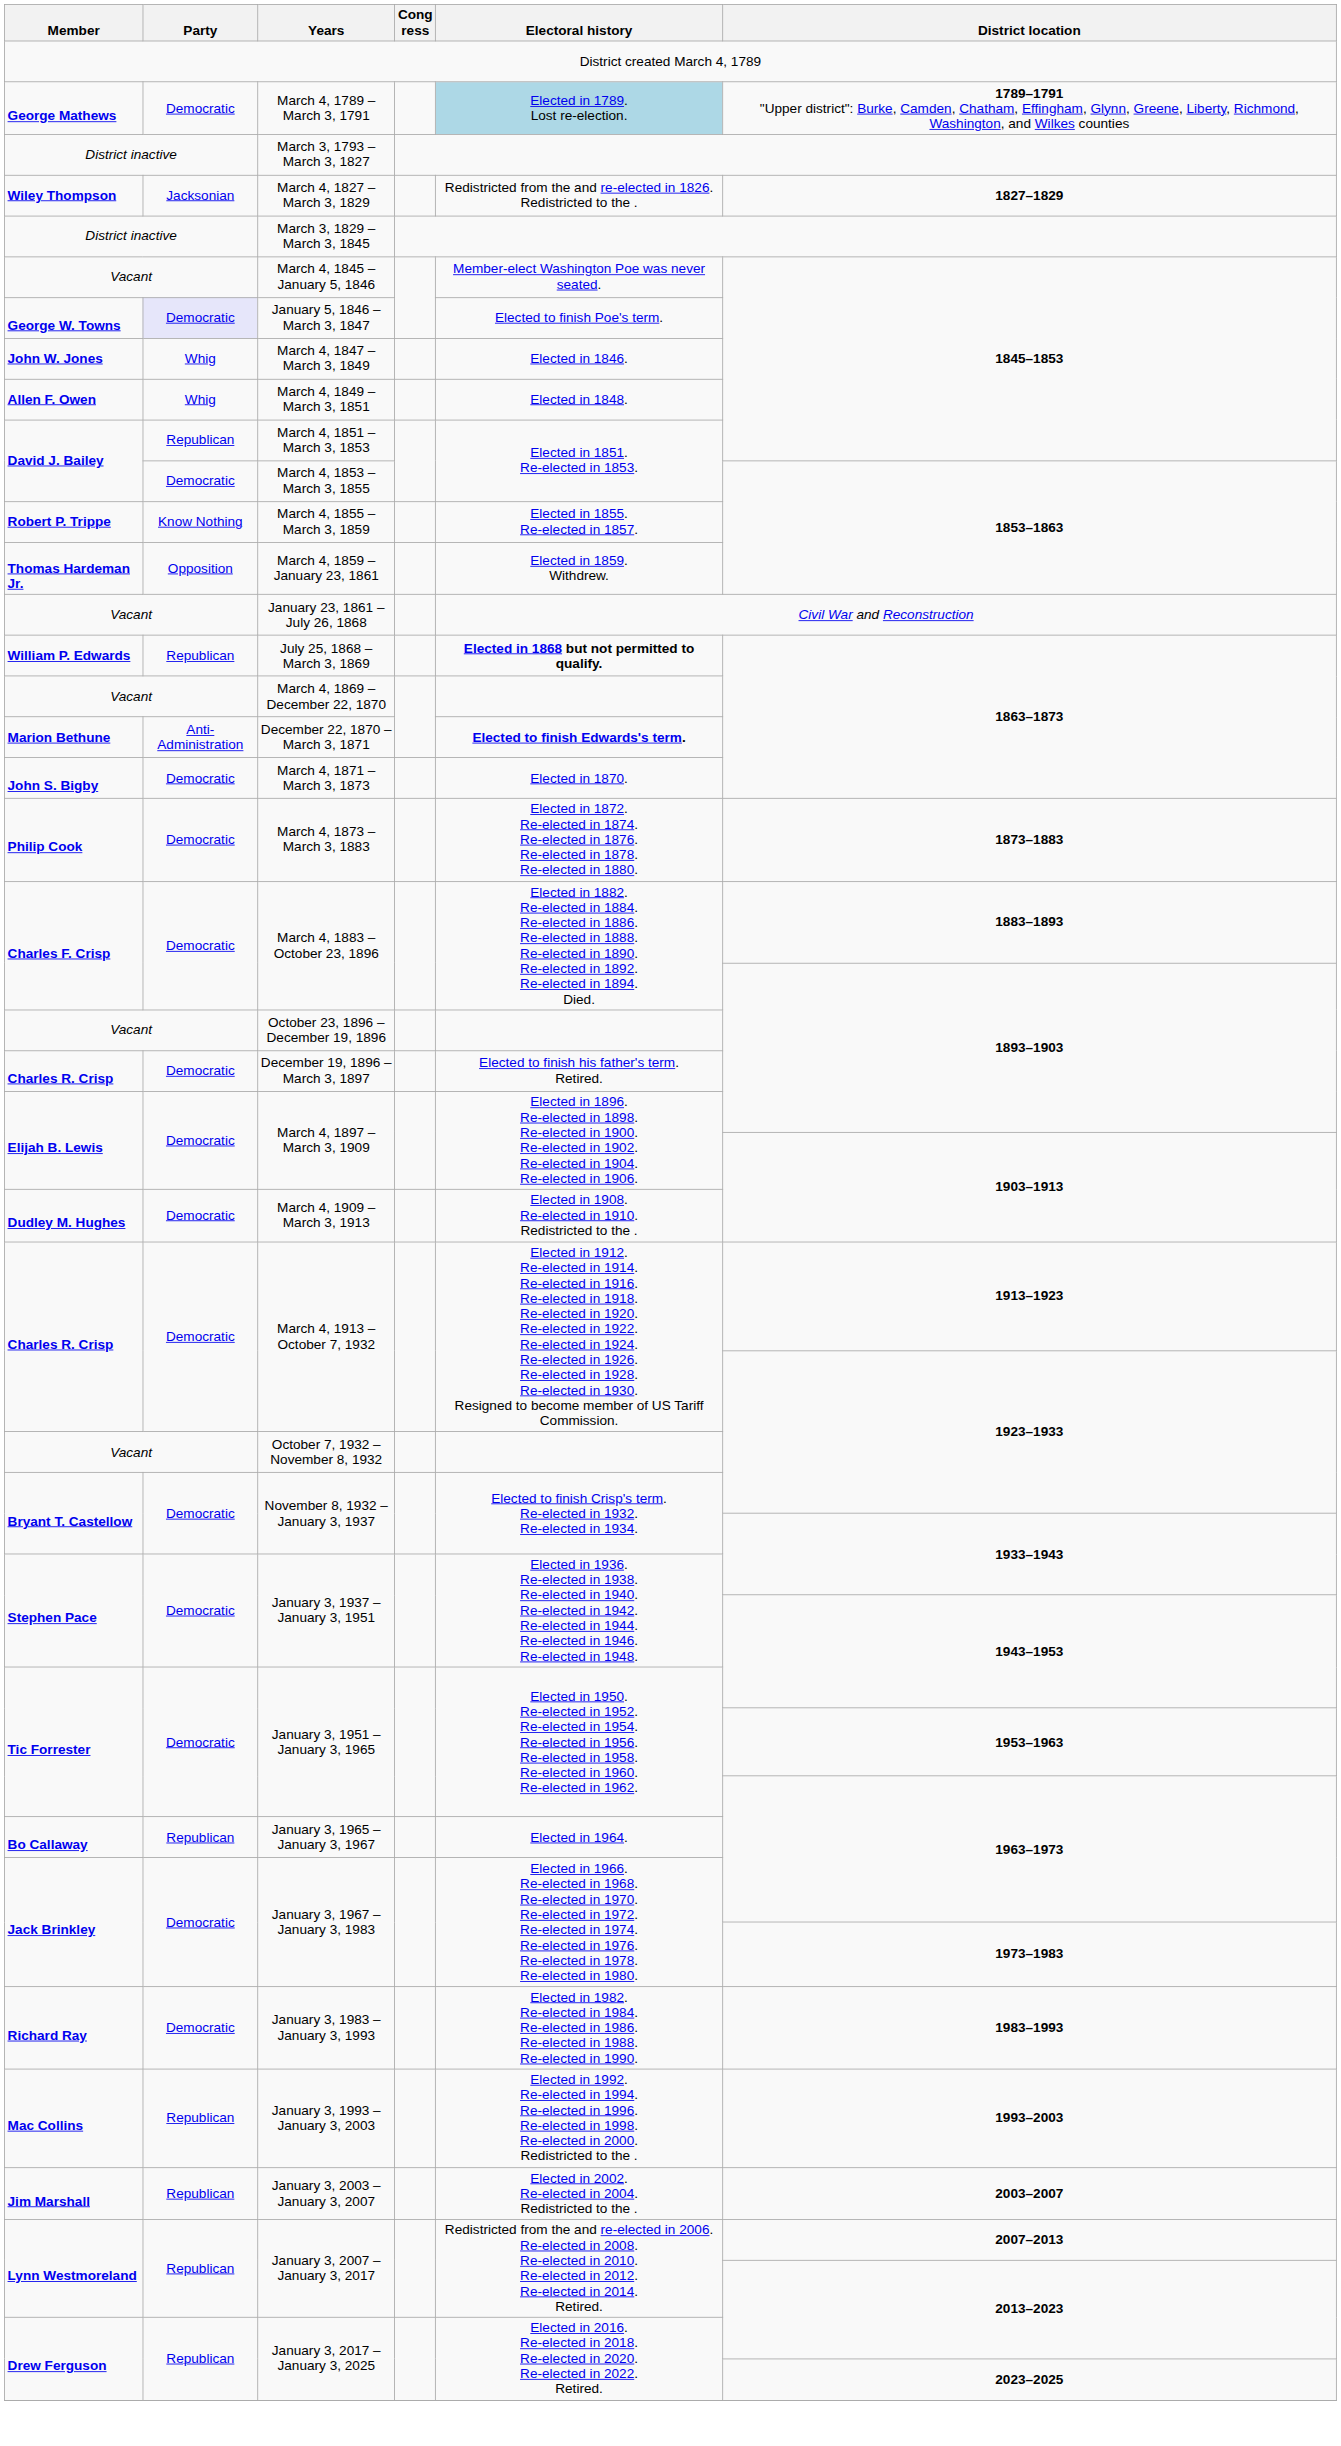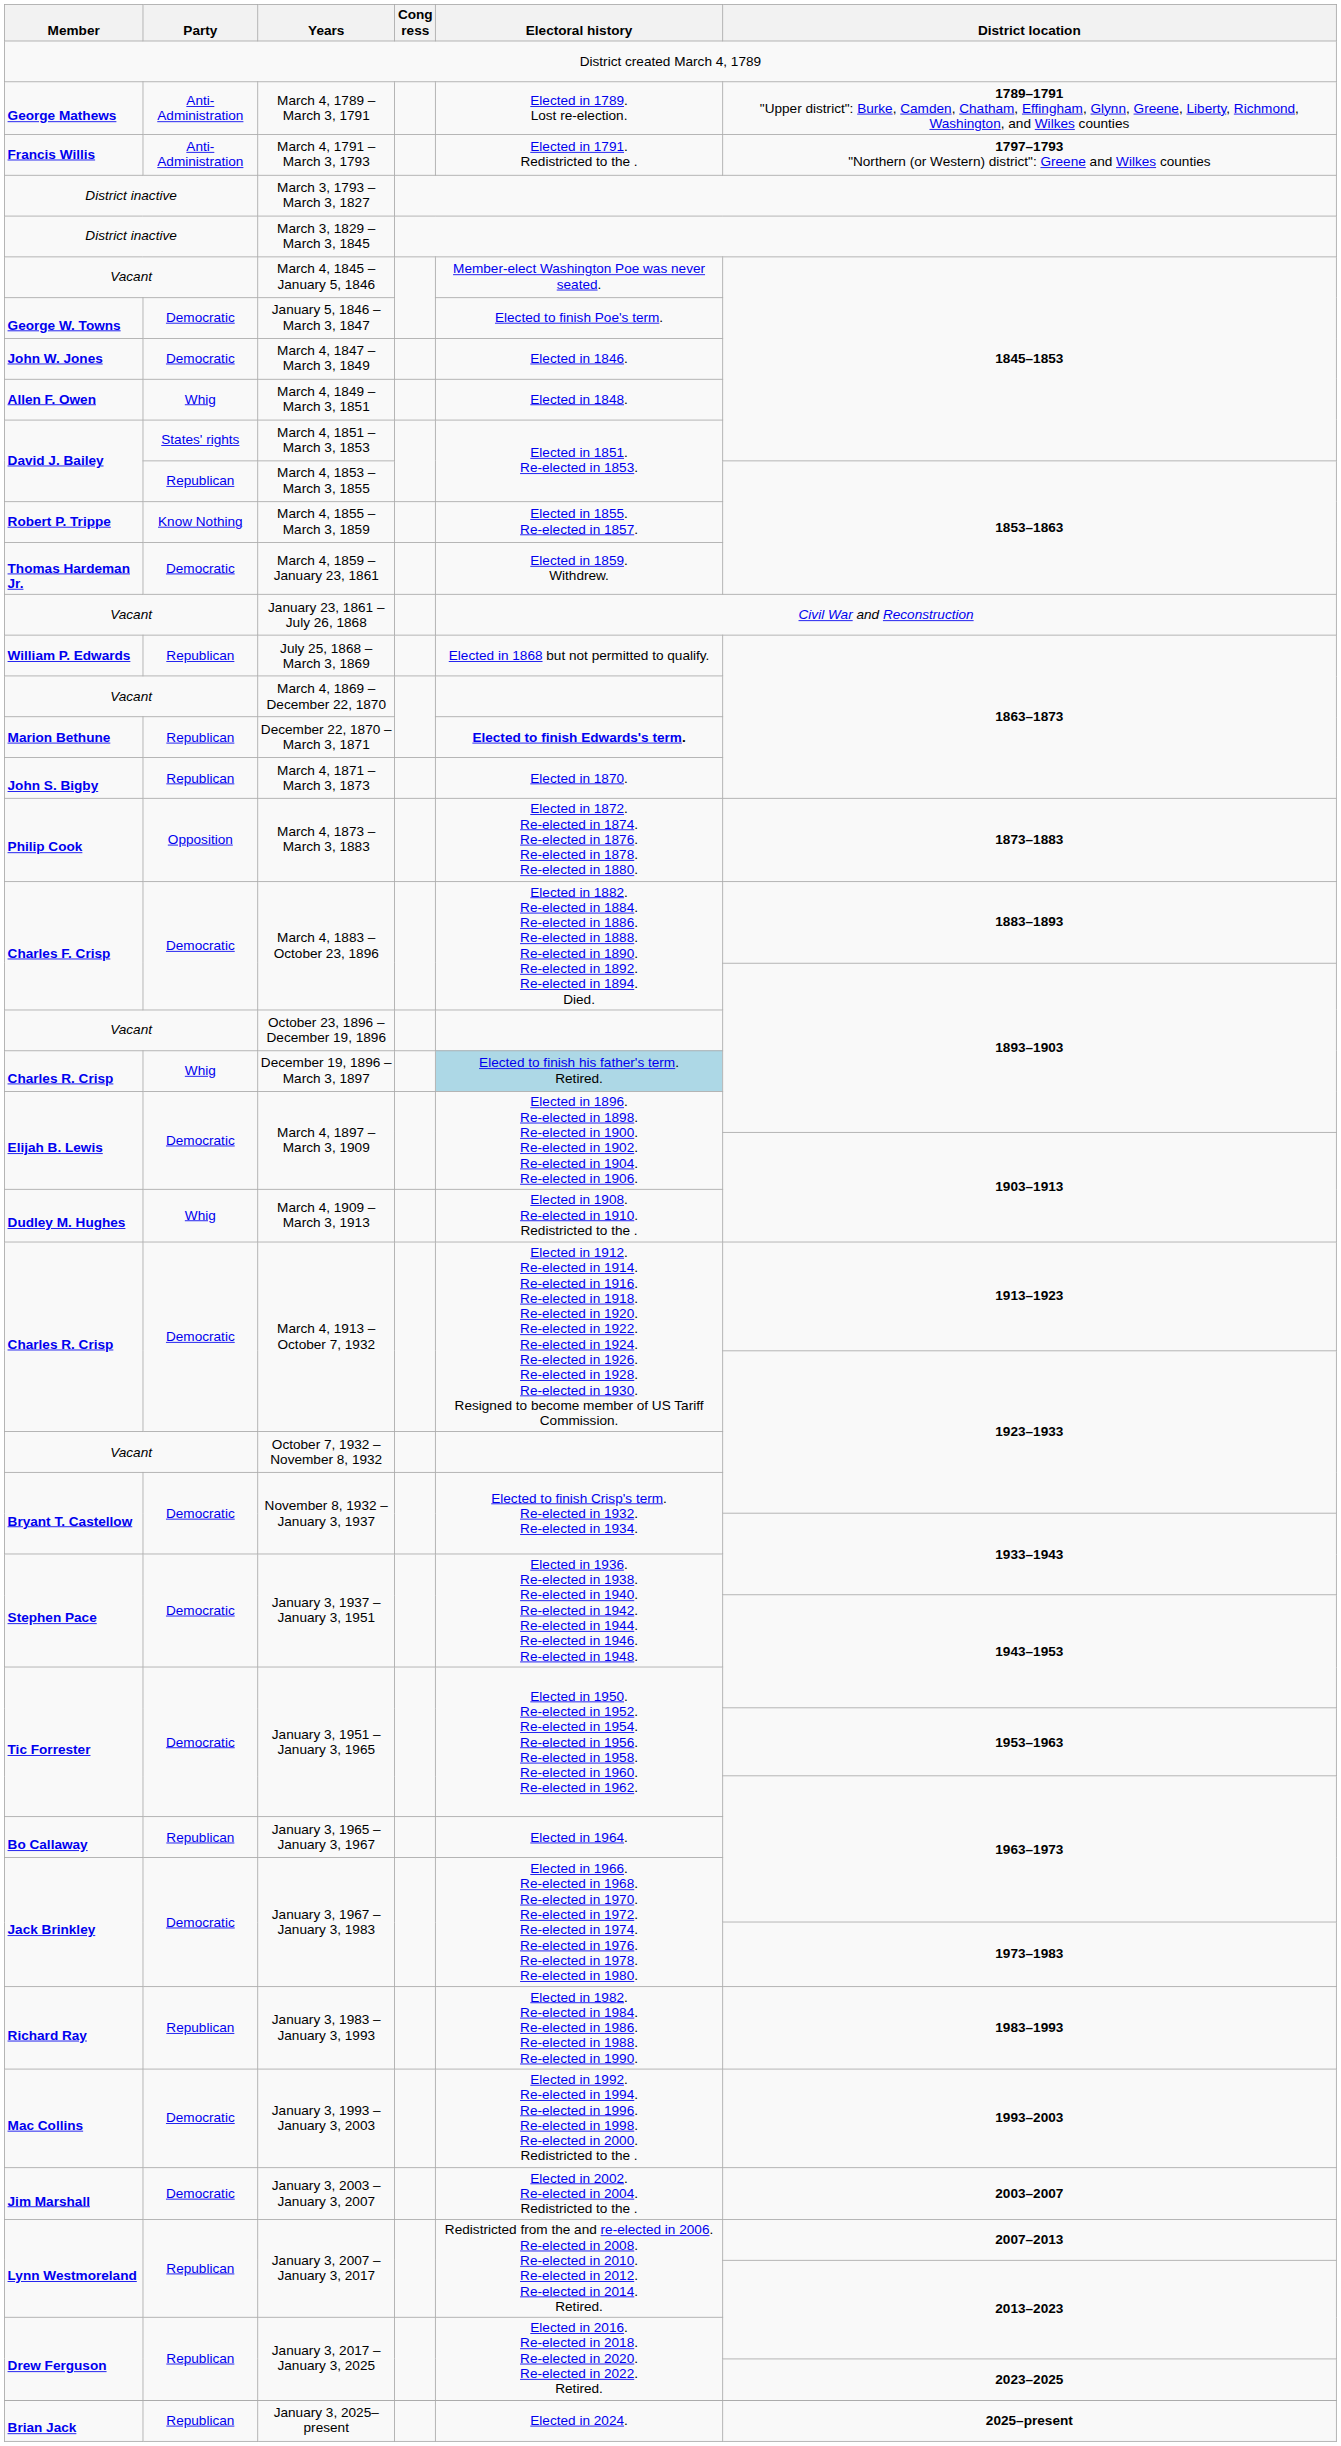(200, 108) Democratic -> (200, 108) Anti-Administration
(579, 108) lightblue background -> (579, 108) no background
+ row: (51, 154)
- row: (62, 195)
(200, 317) lavender background -> (200, 317) no background
(200, 358) Whig -> (200, 358) Democratic
(200, 440) Republican -> (200, 440) States' rights
(200, 481) Democratic -> (200, 481) Republican
(200, 568) Opposition -> (200, 568) Democratic
(579, 655) bold -> (579, 655) normal
(200, 737) Anti-Administration -> (200, 737) Republican
(200, 778) Democratic -> (200, 778) Republican
(200, 839) Democratic -> (200, 839) Opposition
(200, 1071) Democratic -> (200, 1071) Whig
(579, 1071) no background -> (579, 1071) lightblue background
(200, 1215) Democratic -> (200, 1215) Whig
(200, 2027) Democratic -> (200, 2027) Republican
(200, 2118) Republican -> (200, 2118) Democratic
(200, 2193) Republican -> (200, 2193) Democratic
+ row: (42, 2428)
